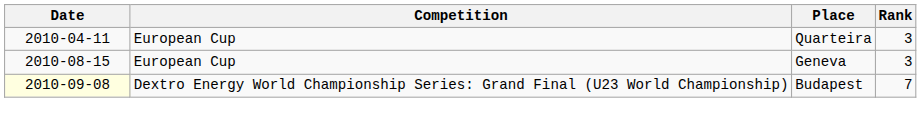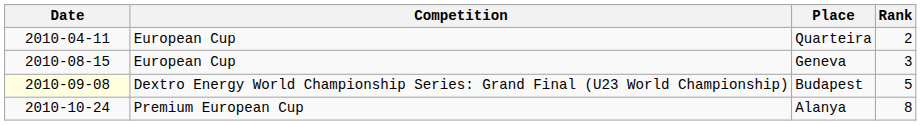(908, 39) 3 -> (908, 39) 2
(908, 85) 7 -> (908, 85) 5
+ row: (821, 108)
